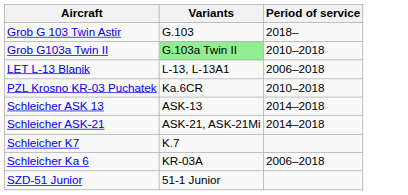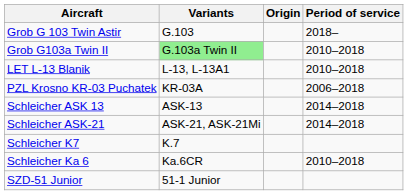+ column: (283, 13)
(295, 69) 2006–2018 -> (335, 69) 2010–2018
(182, 87) Ka.6CR -> (182, 87) KR-03A
(295, 87) 2010–2018 -> (335, 87) 2006–2018
(182, 161) KR-03A -> (182, 161) Ka.6CR
(295, 161) 2006–2018 -> (335, 161) 2010–2018
